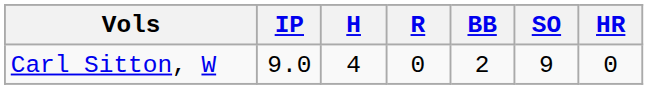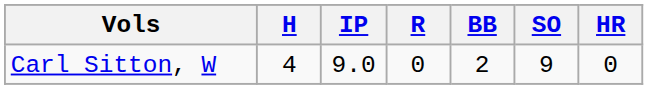columns swapped: (289, 25) <-> (354, 25)
